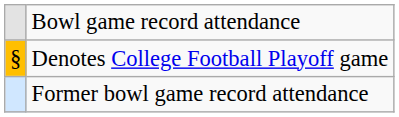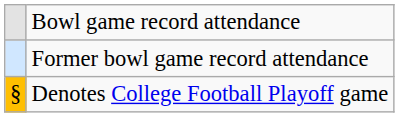rows swapped: (200, 93) <-> (210, 58)
